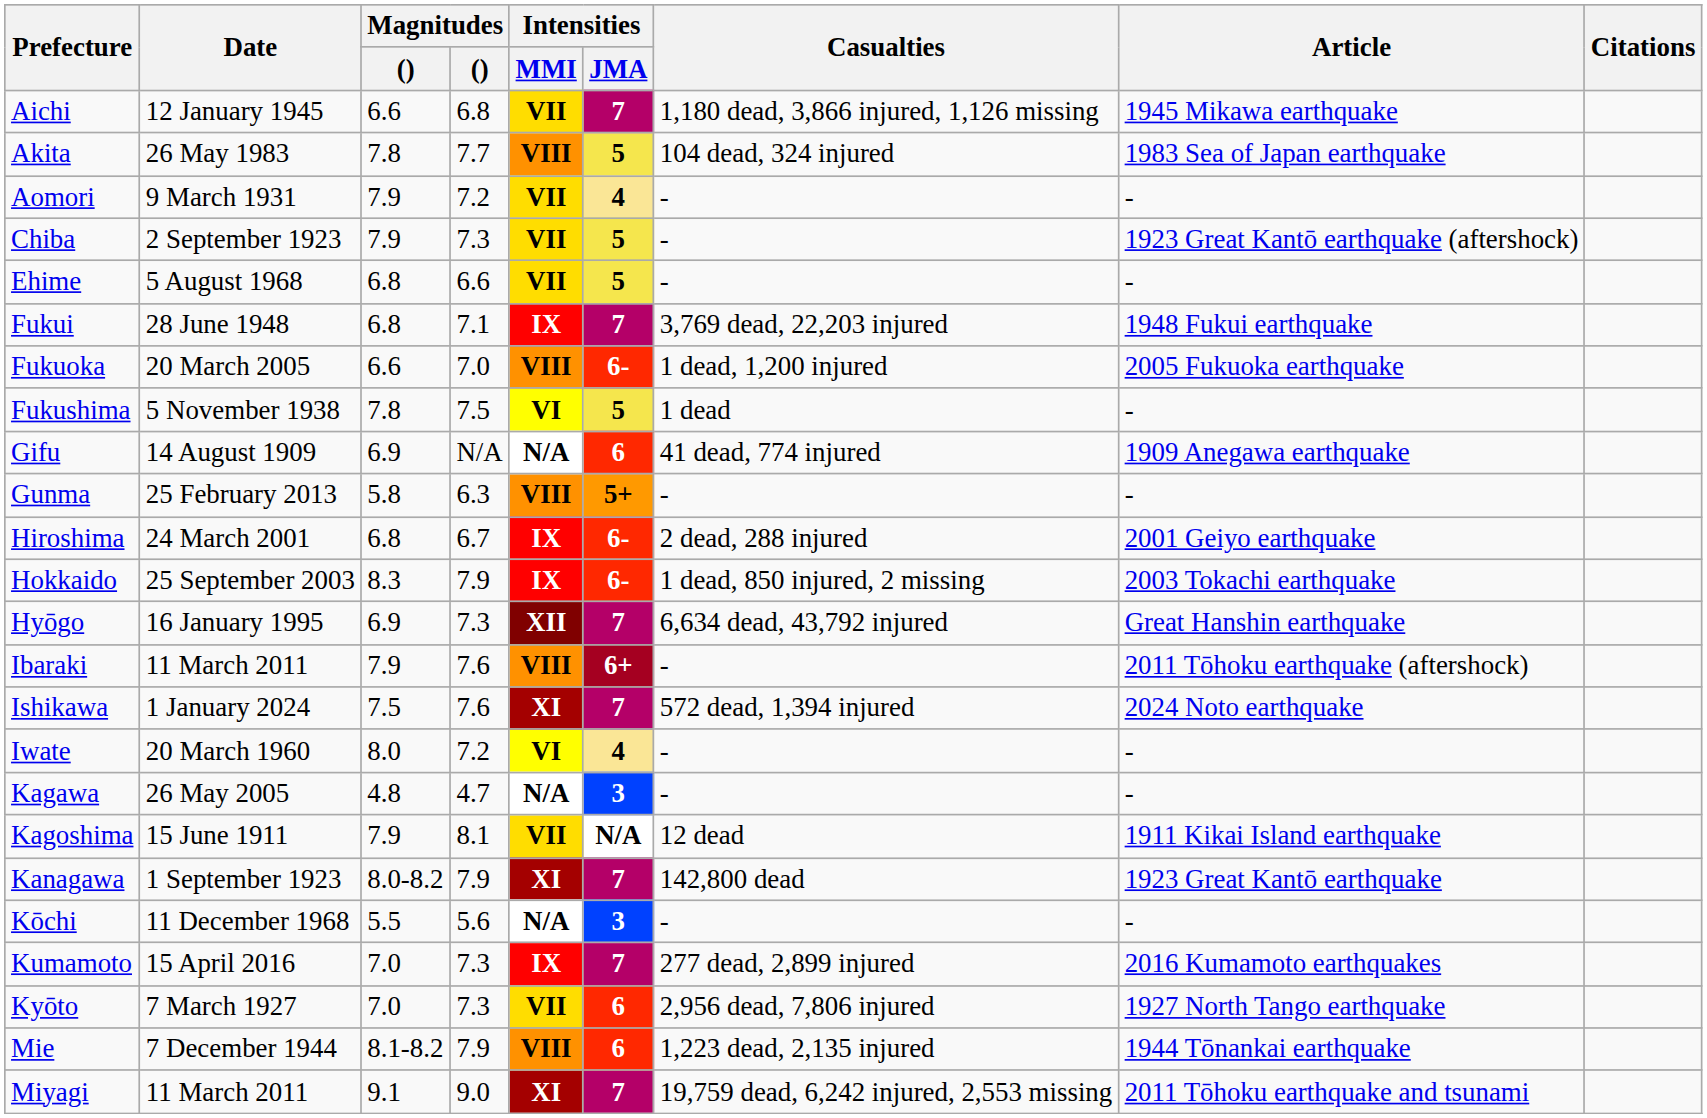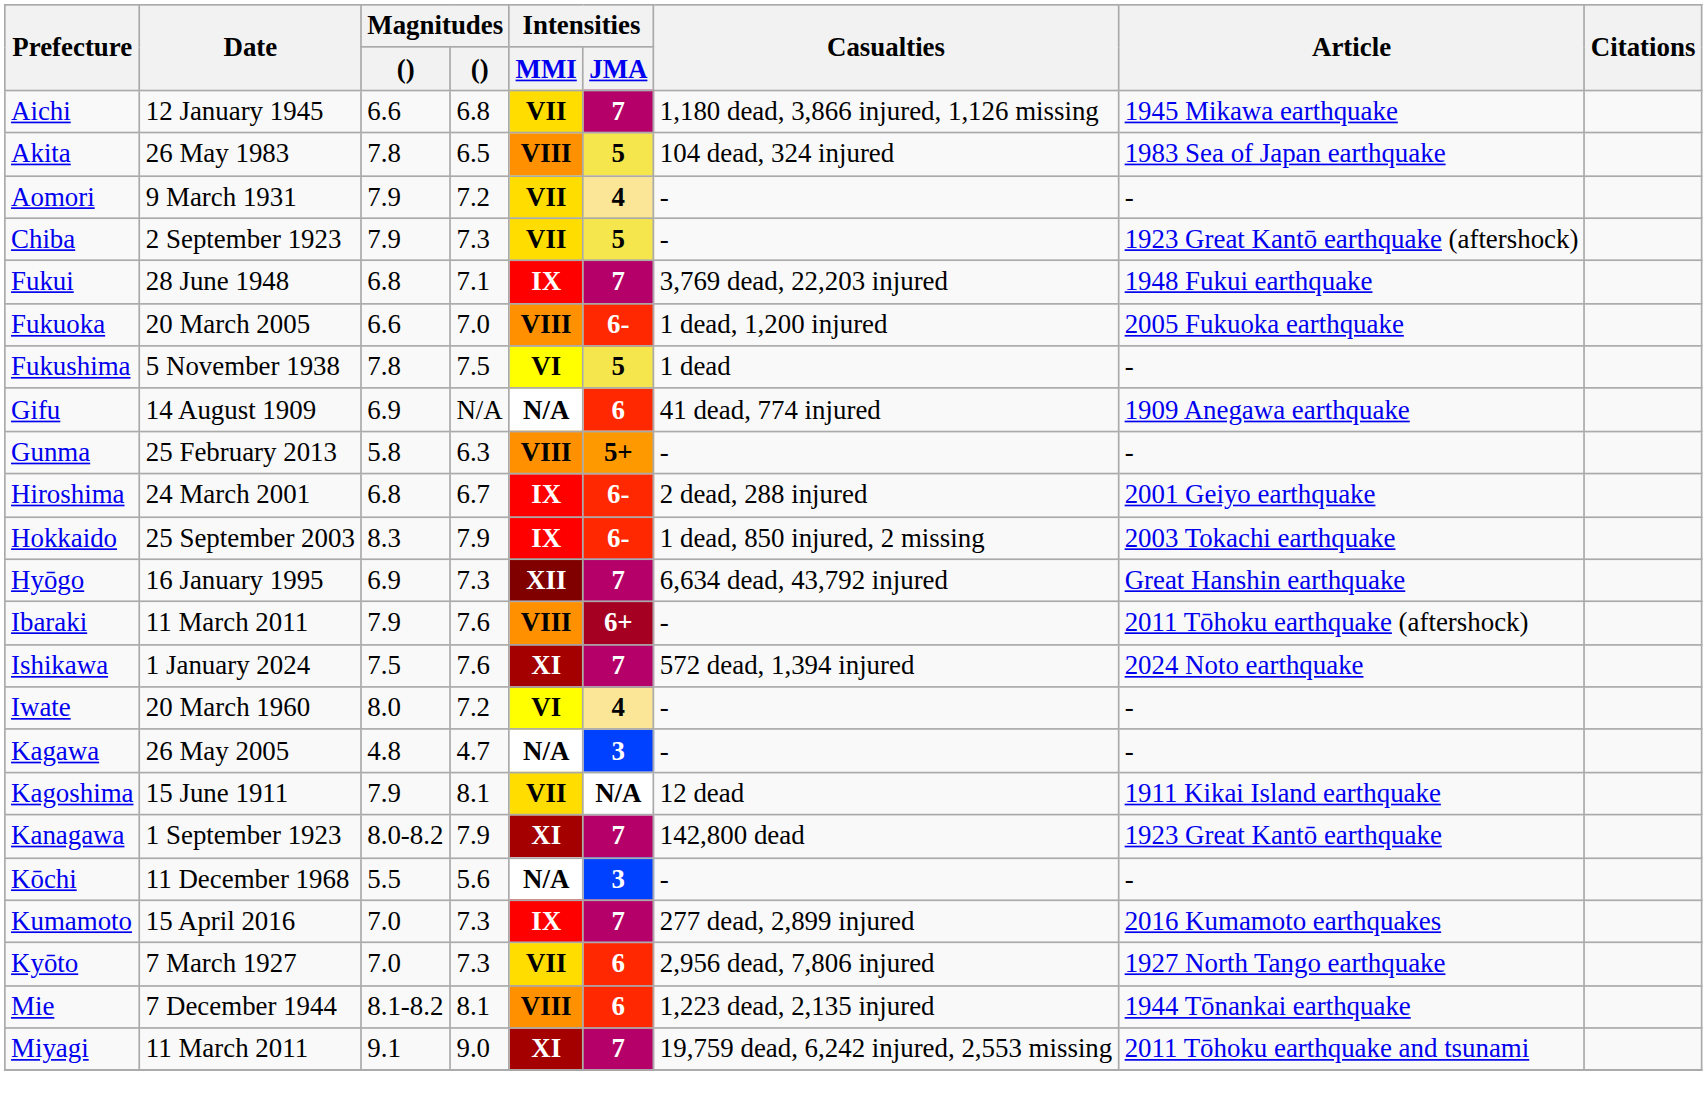(473, 153) 7.7 -> (473, 153) 6.5
- row: (46, 281)
(473, 1048) 7.9 -> (473, 1006) 8.1
